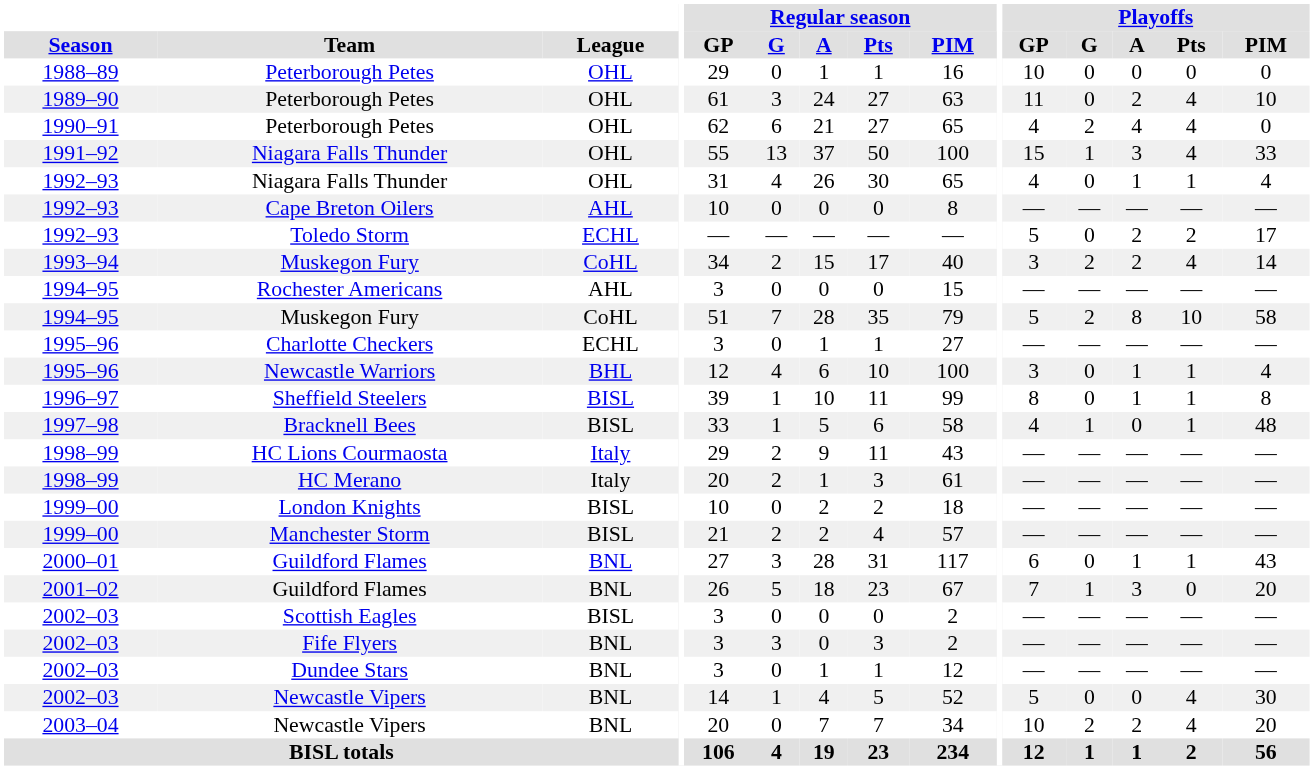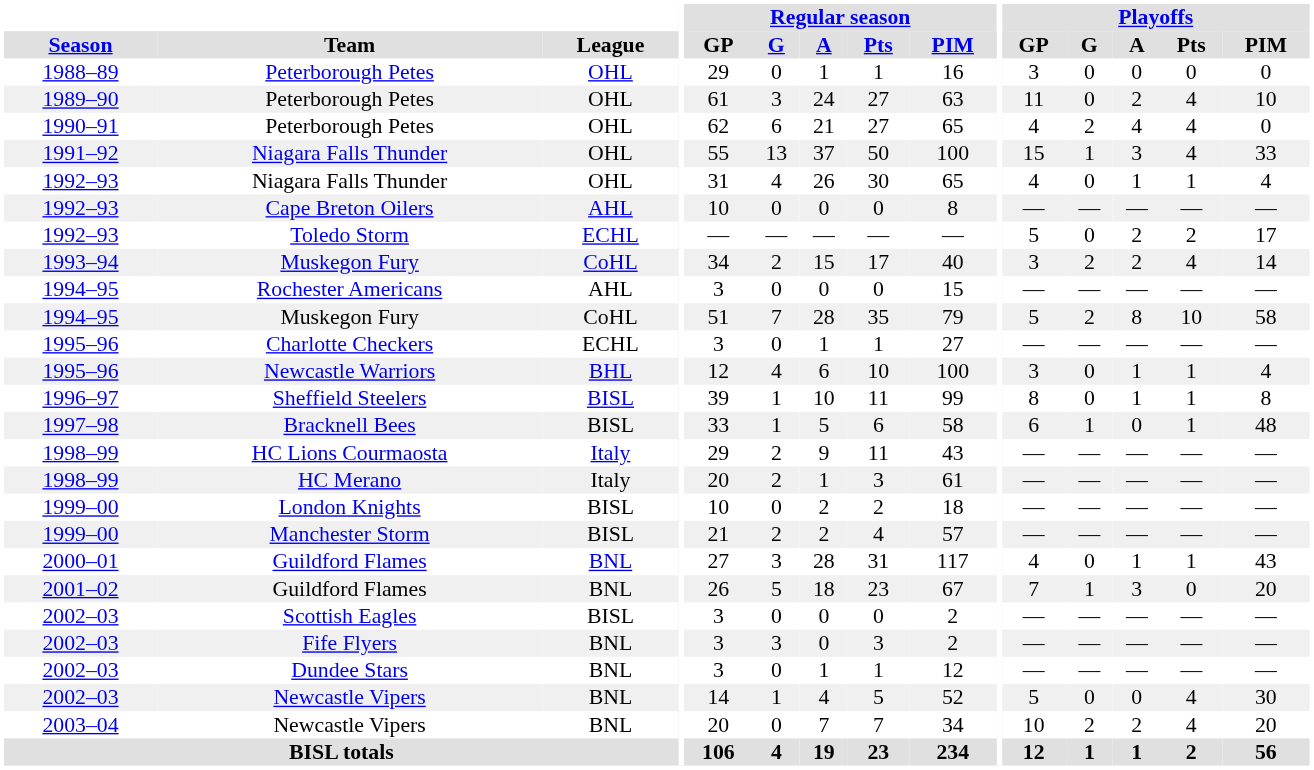(1034, 71) 10 -> (1034, 71) 3
(1034, 425) 4 -> (1034, 425) 6
(1034, 561) 6 -> (1034, 561) 4
